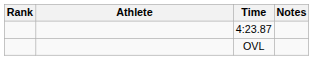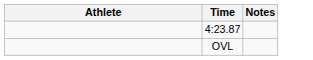- column: (20, 13)
